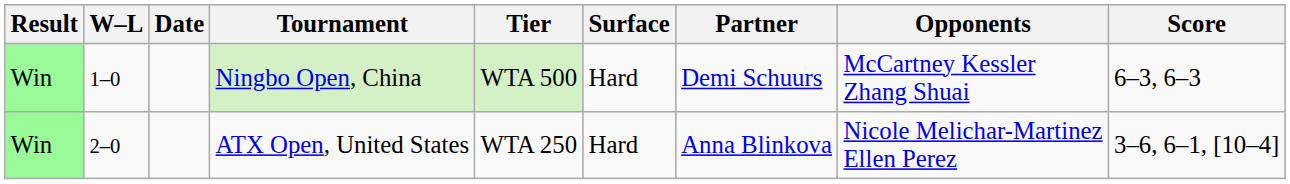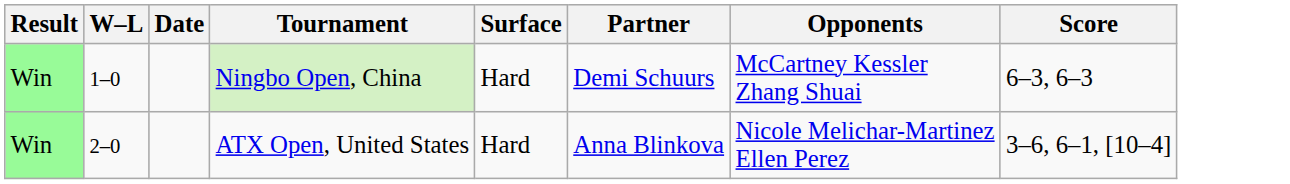- column: (529, 24)
